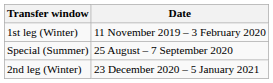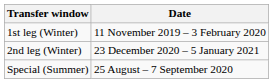rows swapped: (48, 51) <-> (44, 69)
